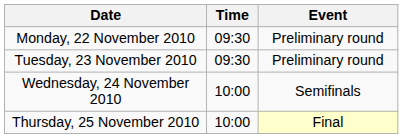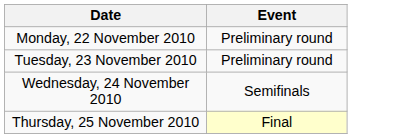- column: (232, 15)
